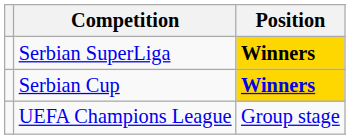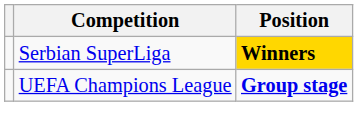- row: (69, 85)
(290, 117) normal -> (294, 85) bold
